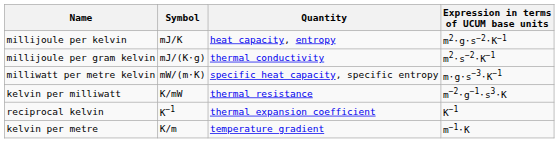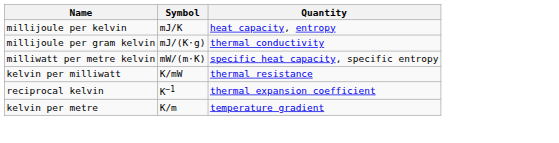- column: (497, 18)
